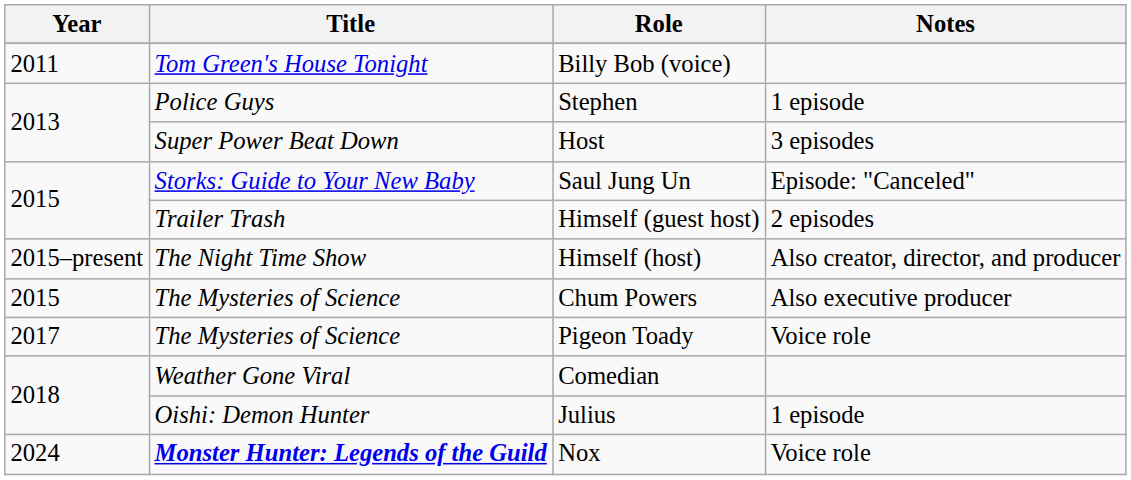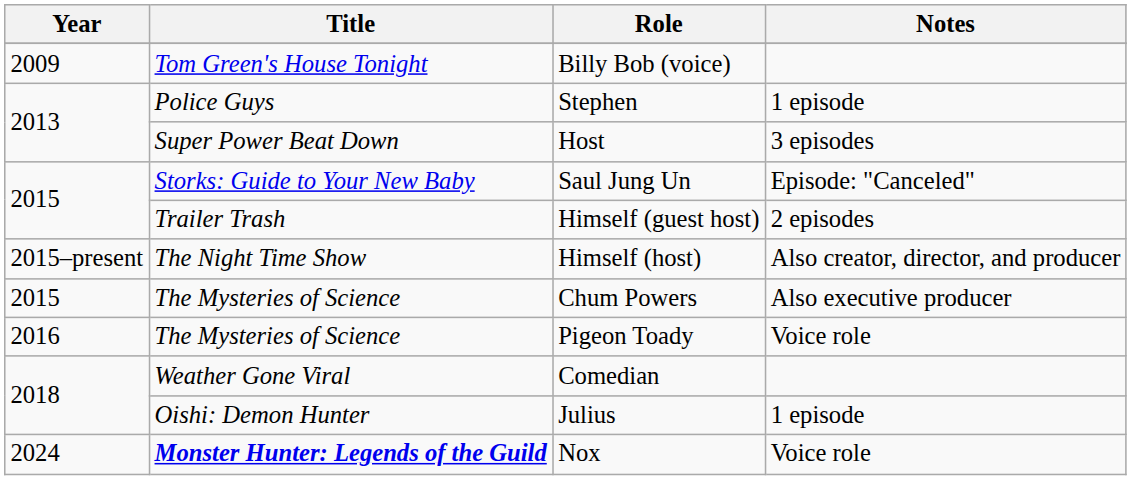(35, 63) 2011 -> (35, 63) 2009
(35, 336) 2017 -> (35, 336) 2016
